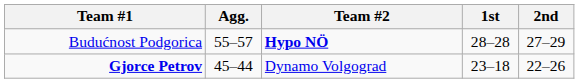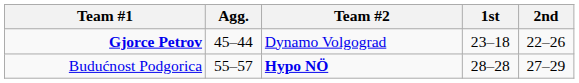rows swapped: (135, 41) <-> (156, 66)
